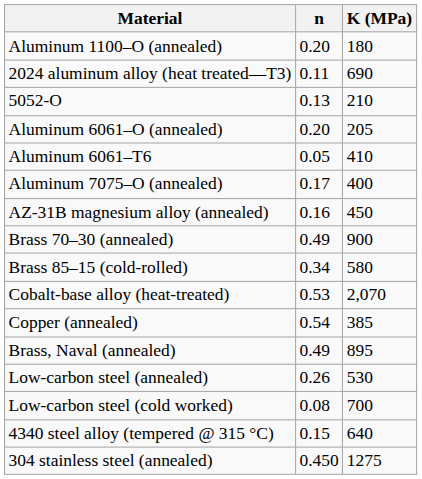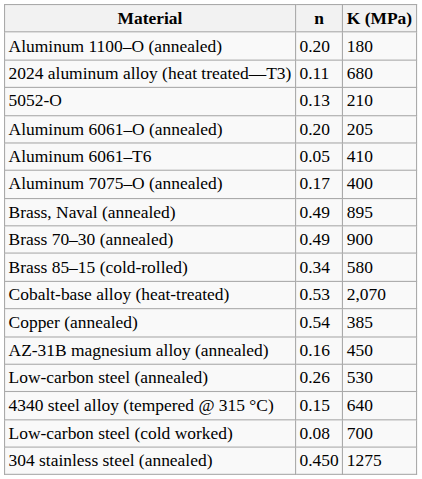(360, 73) 690 -> (360, 73) 680
rows swapped: (92, 350) <-> (139, 211)
rows swapped: (121, 405) <-> (141, 433)
